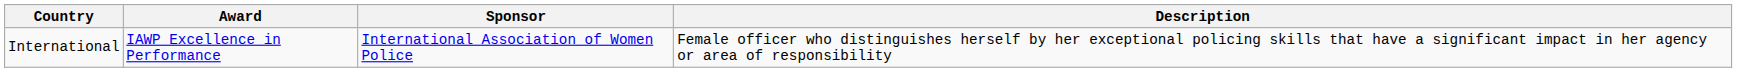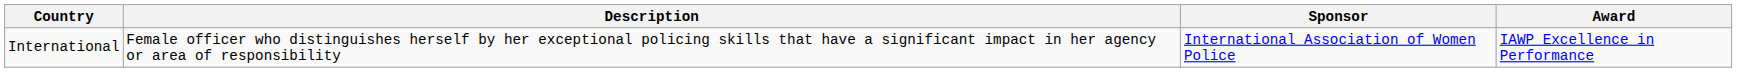columns swapped: (240, 16) <-> (1203, 16)
